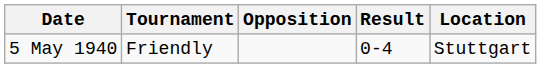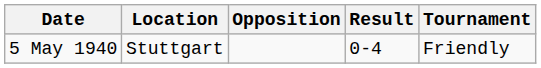columns swapped: (483, 19) <-> (180, 19)
